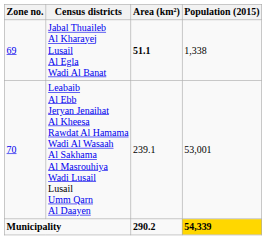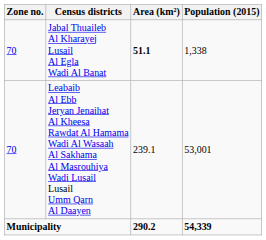(12, 50) 69 -> (12, 50) 70
(198, 226) gold background -> (198, 226) no background
